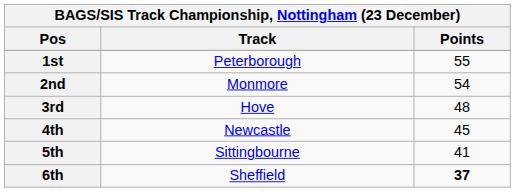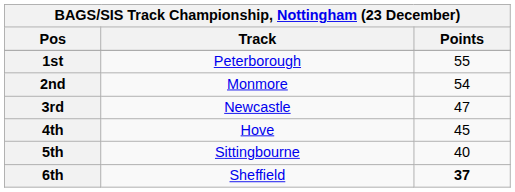(257, 107) Hove -> (257, 107) Newcastle
(462, 107) 48 -> (462, 107) 47
(257, 130) Newcastle -> (257, 130) Hove
(462, 152) 41 -> (462, 152) 40
